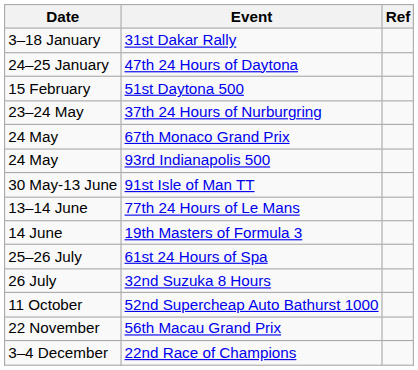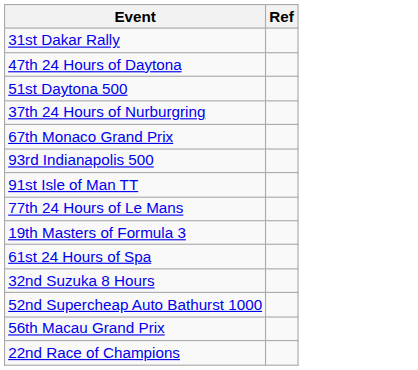- column: (63, 16)
